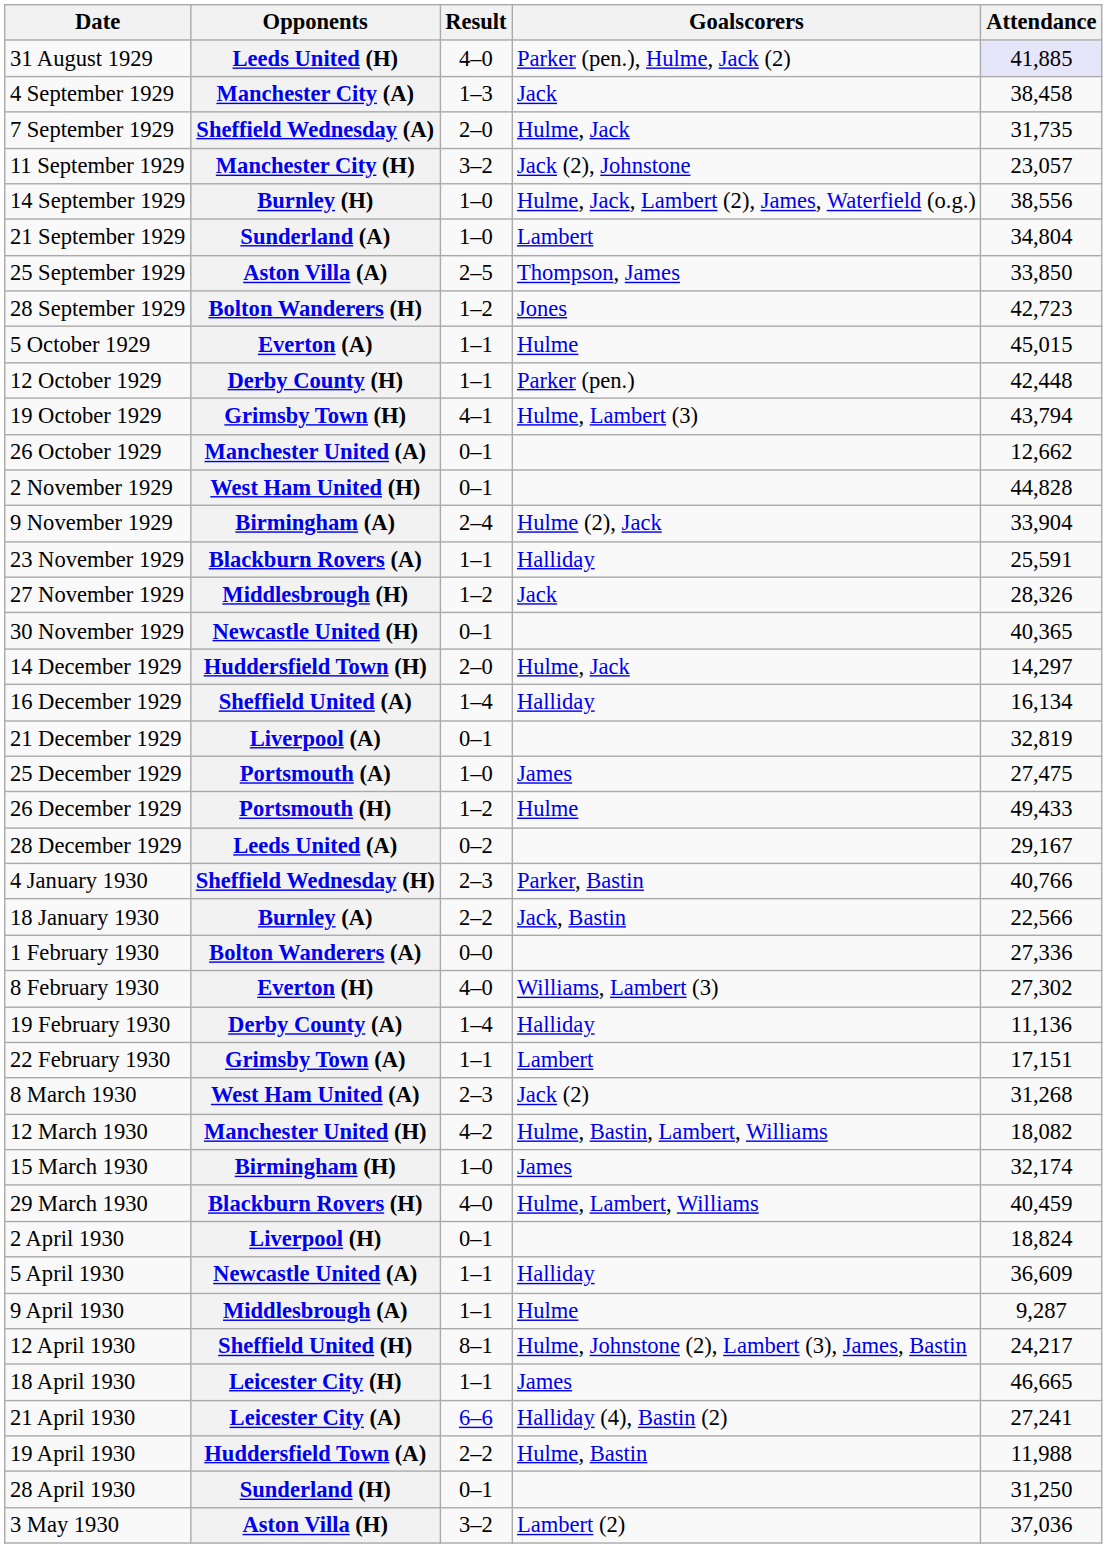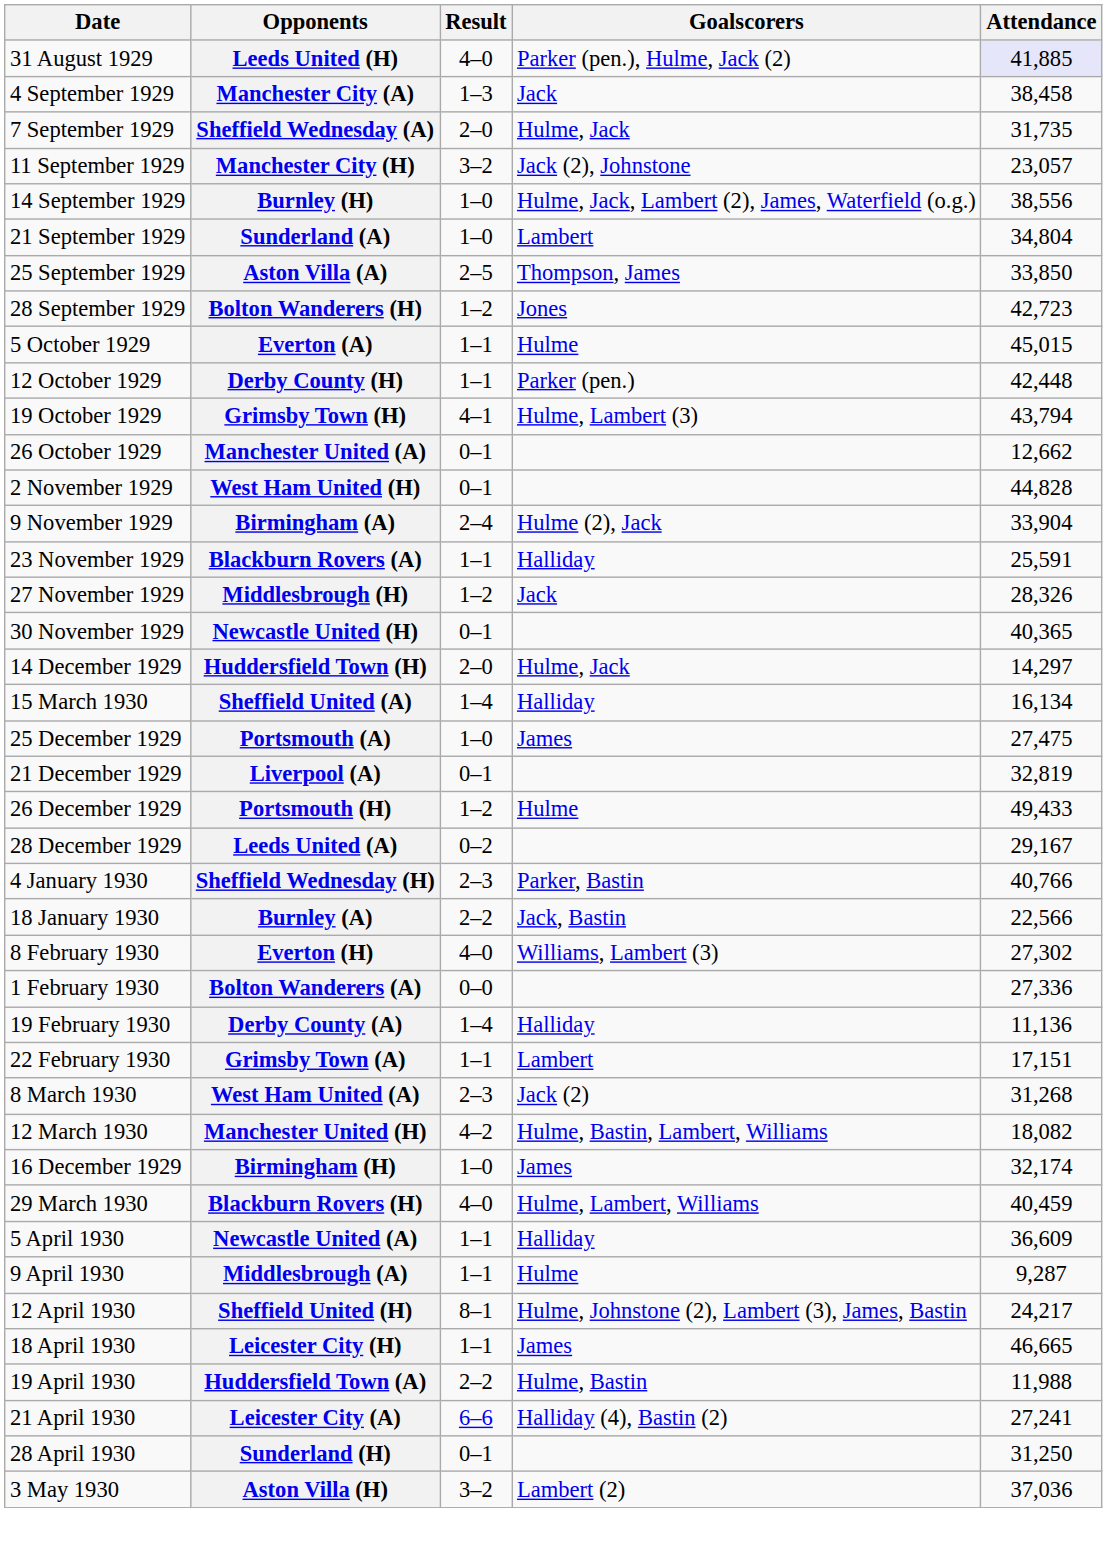(96, 702) 16 December 1929 -> (79, 702) 15 March 1930
rows swapped: (315, 737) <-> (315, 773)
rows swapped: (315, 952) <-> (315, 988)
(79, 1167) 15 March 1930 -> (96, 1167) 16 December 1929
- row: (315, 1238)
rows swapped: (315, 1453) <-> (315, 1417)
